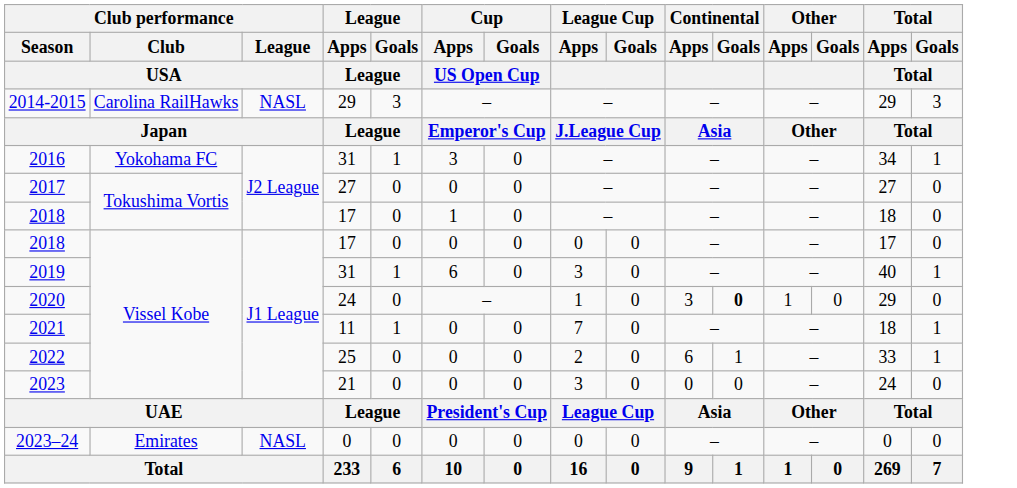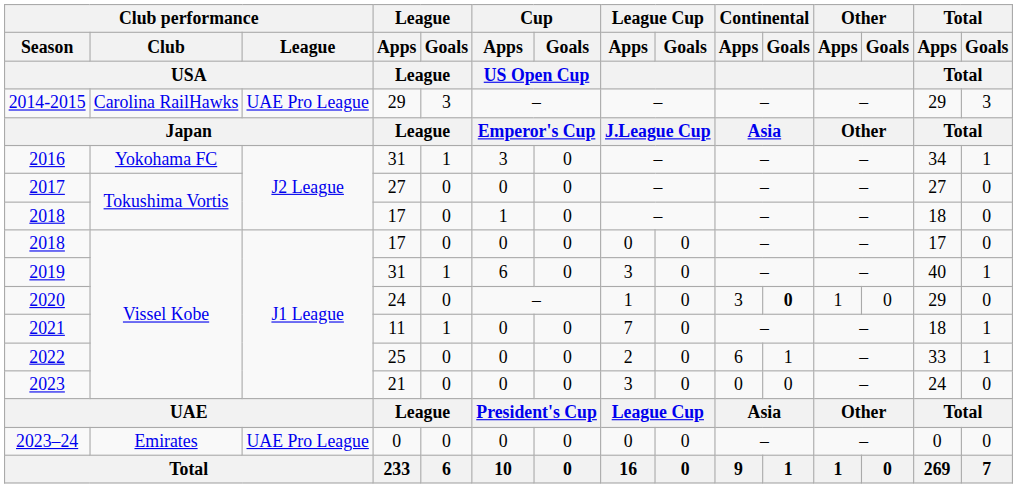(283, 103) NASL -> (308, 103) UAE Pro League
(283, 441) NASL -> (308, 441) UAE Pro League
